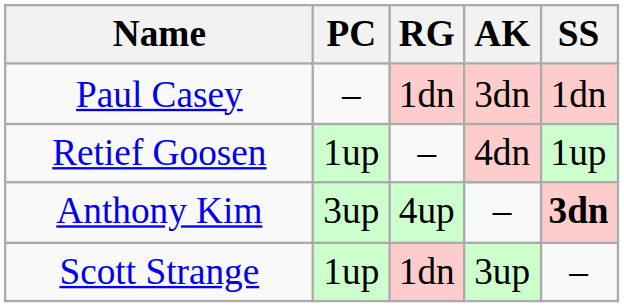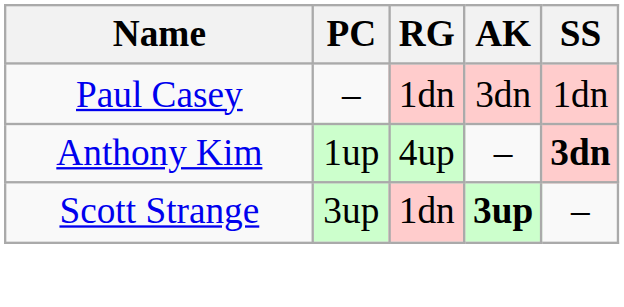- row: (159, 152)
(351, 211) 3up -> (351, 152) 1up
(351, 270) 1up -> (351, 211) 3up
(502, 270) normal -> (503, 211) bold
